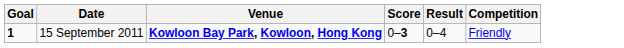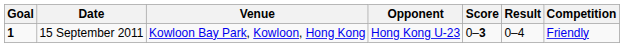+ column: (416, 14)
(265, 33) bold -> (257, 33) normal
